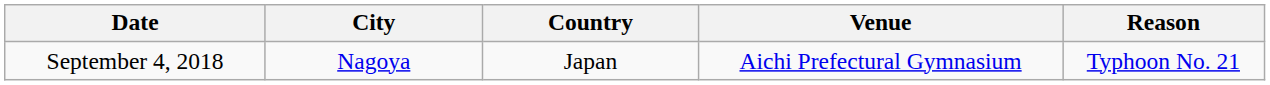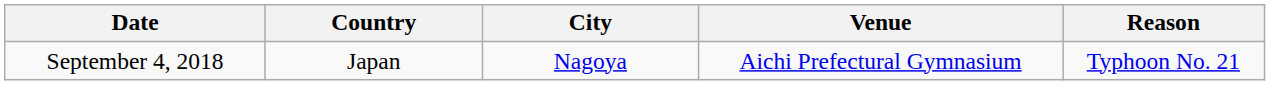columns swapped: (374, 23) <-> (590, 23)
